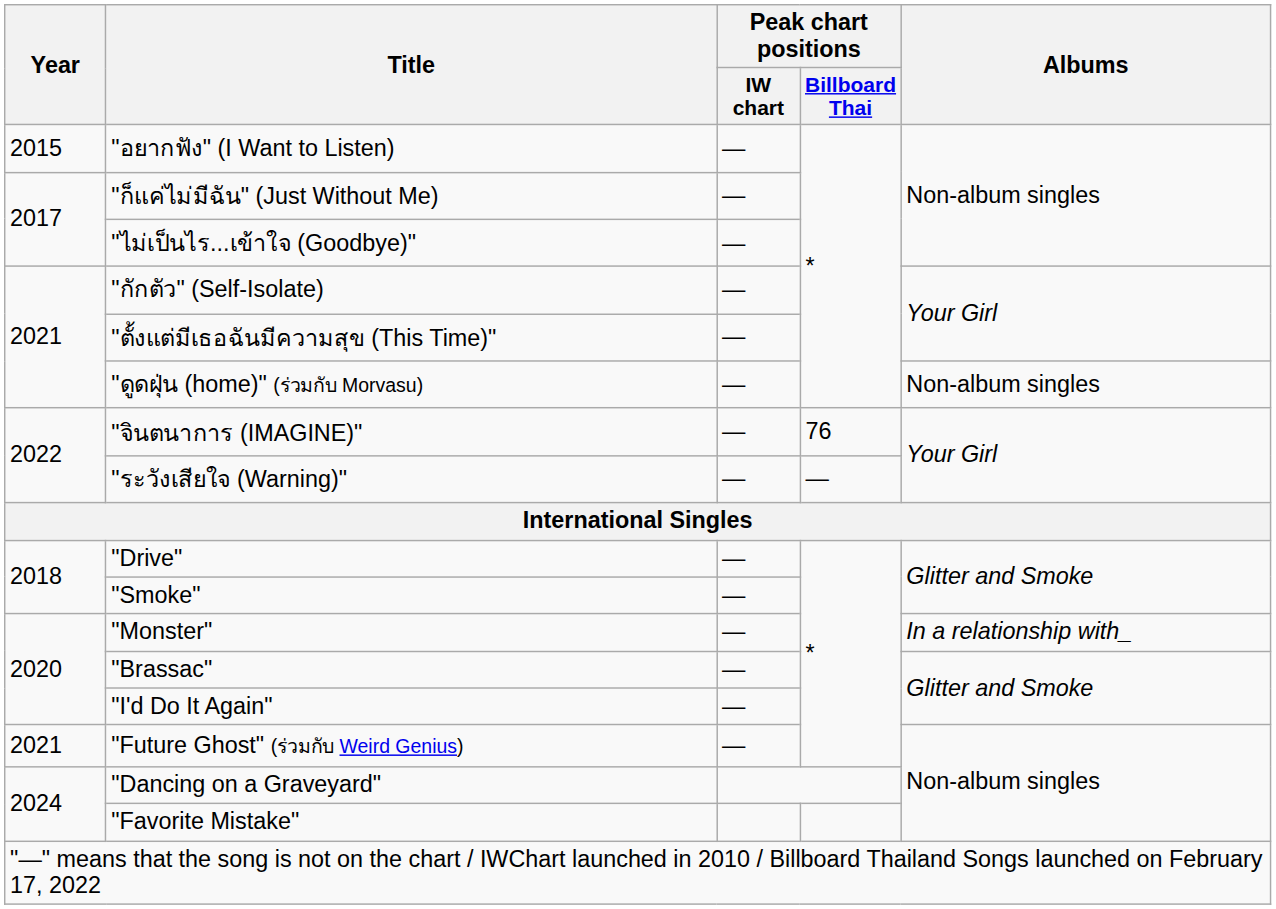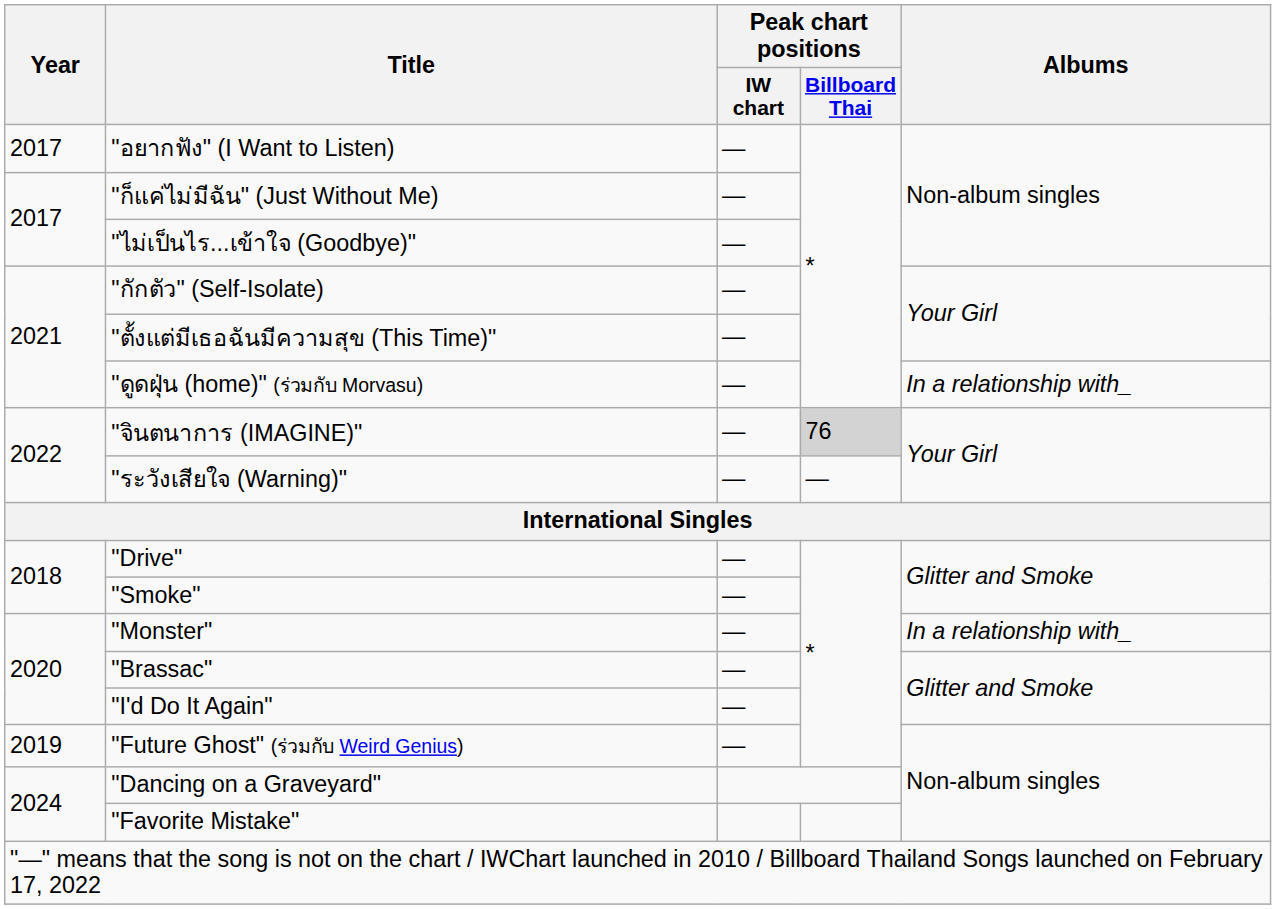(36, 148) 2015 -> (36, 148) 2017
(1003, 384) Non-album singles -> (1019, 384) In a relationship with_
(818, 431) no background -> (818, 431) lightgrey background
(36, 745) 2021 -> (36, 745) 2019
